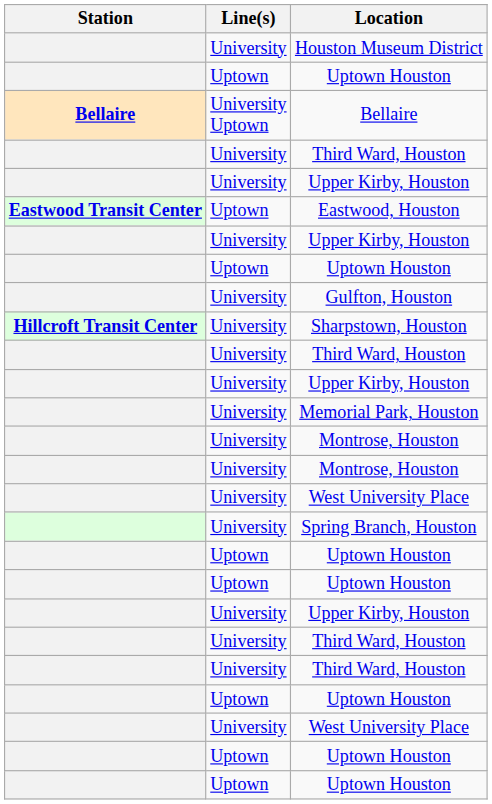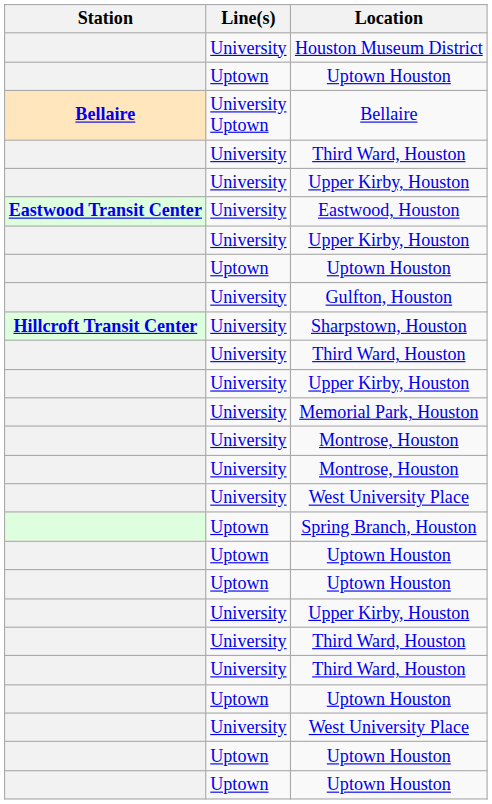(239, 211) Uptown -> (248, 211) University
(248, 526) University -> (239, 526) Uptown
